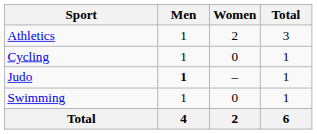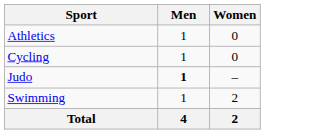- column: (286, 14)
(235, 35) 2 -> (235, 35) 0
(235, 98) 0 -> (235, 98) 2
